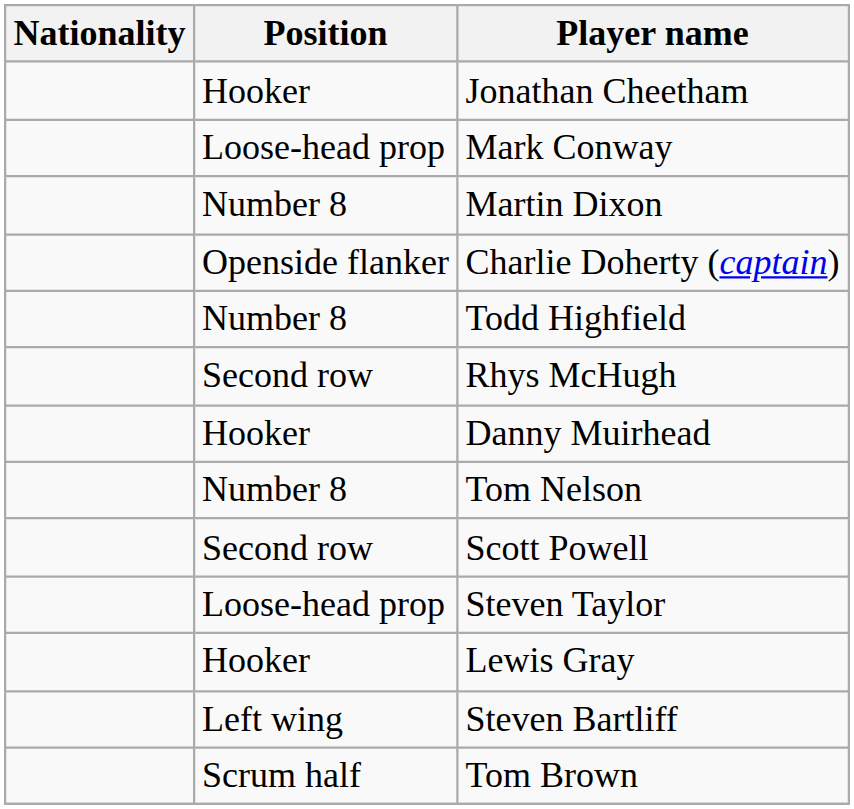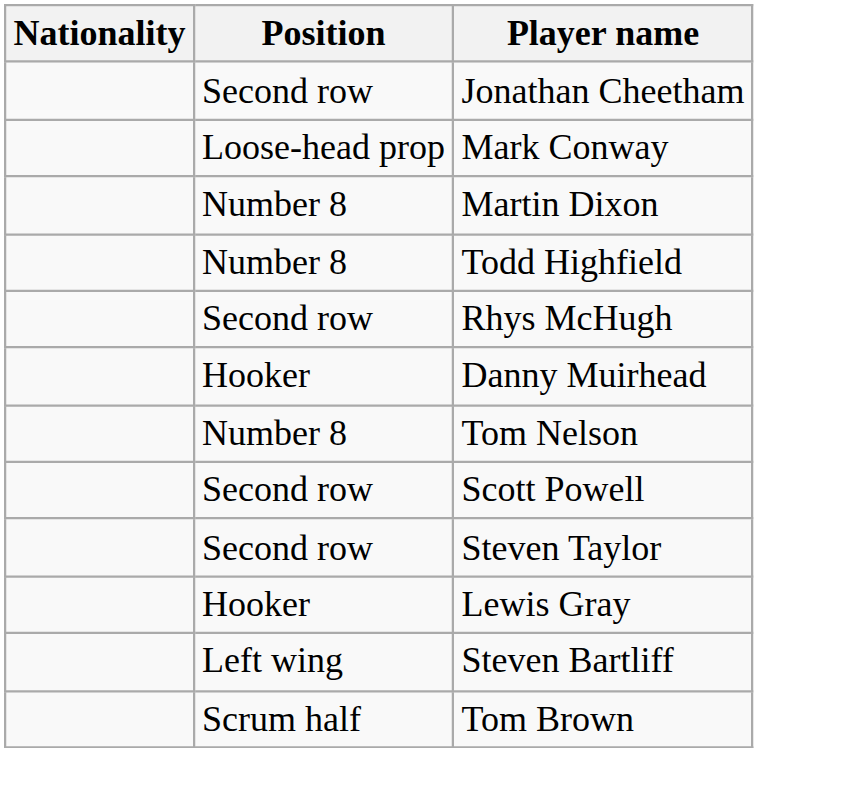(256, 90) Hooker -> (288, 90) Second row
- row: (652, 261)
(324, 603) Loose-head prop -> (288, 546) Second row
